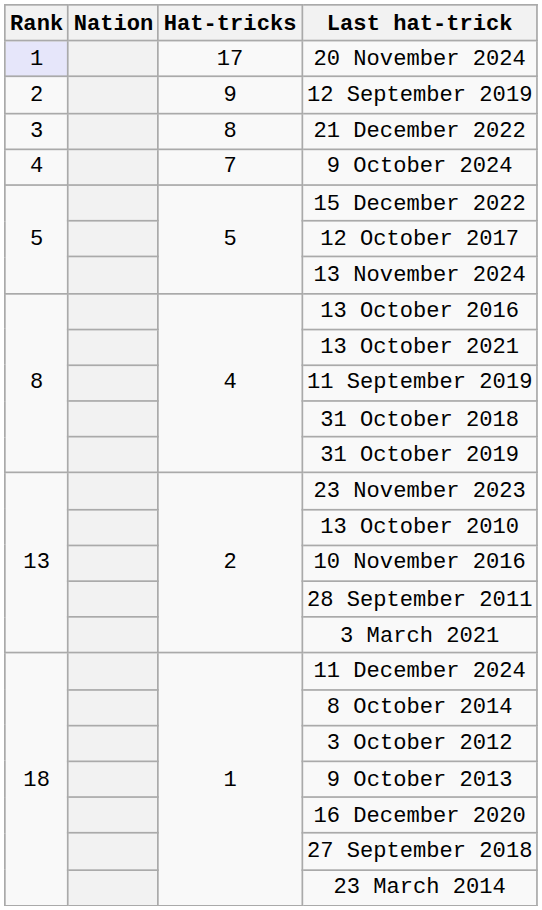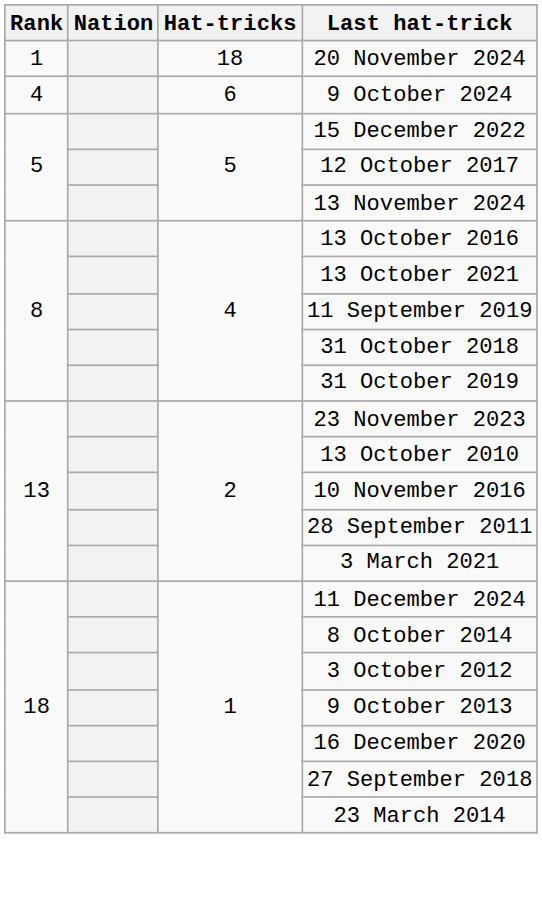(37, 59) lavender background -> (37, 59) no background
(230, 59) 17 -> (230, 59) 18
- row: (420, 95)
- row: (420, 131)
(230, 167) 7 -> (230, 95) 6
